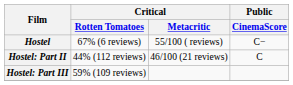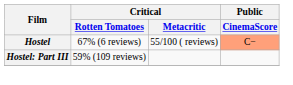(259, 42) no background -> (250, 42) lightsalmon background
- row: (37, 57)
